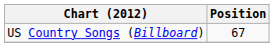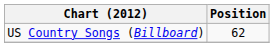(238, 33) 67 -> (238, 33) 62
